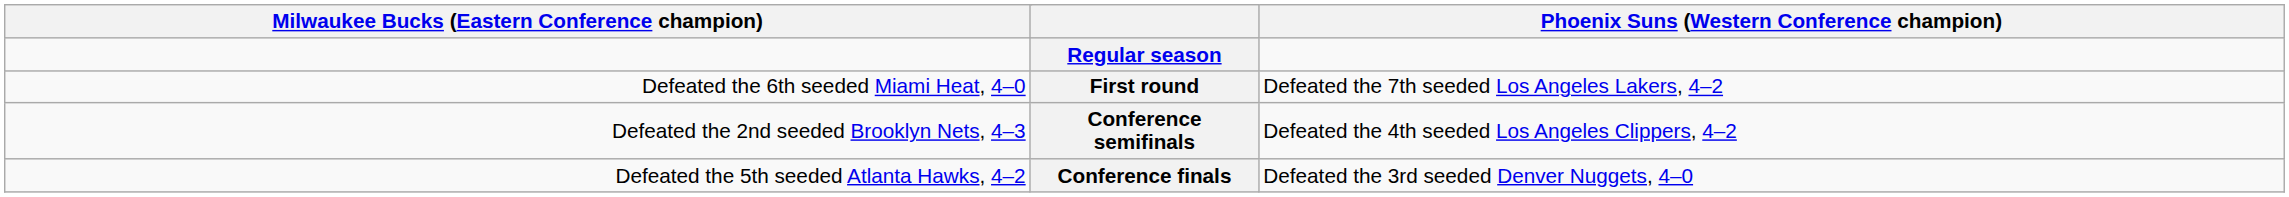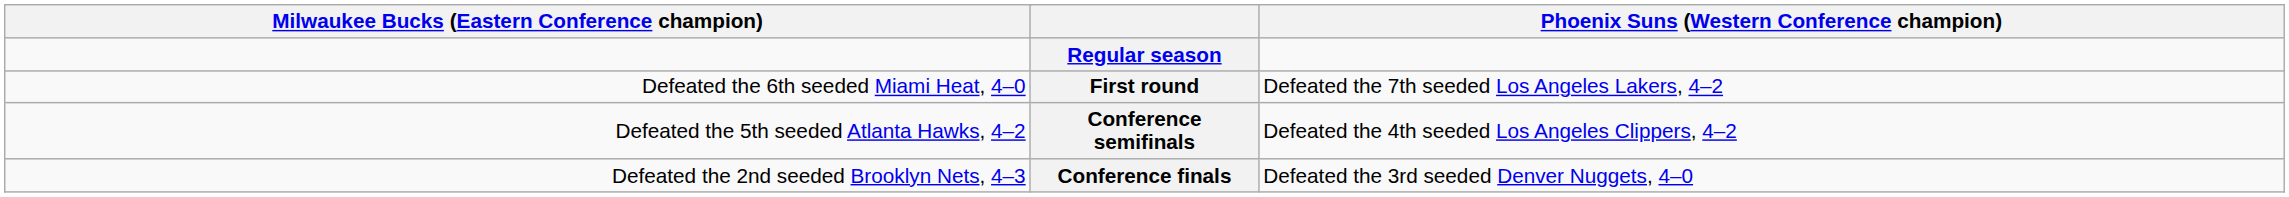(819, 131) Defeated the 2nd seeded Brooklyn Nets, 4–3 -> (821, 131) Defeated the 5th seeded Atlanta Hawks, 4–2
(821, 176) Defeated the 5th seeded Atlanta Hawks, 4–2 -> (819, 176) Defeated the 2nd seeded Brooklyn Nets, 4–3
